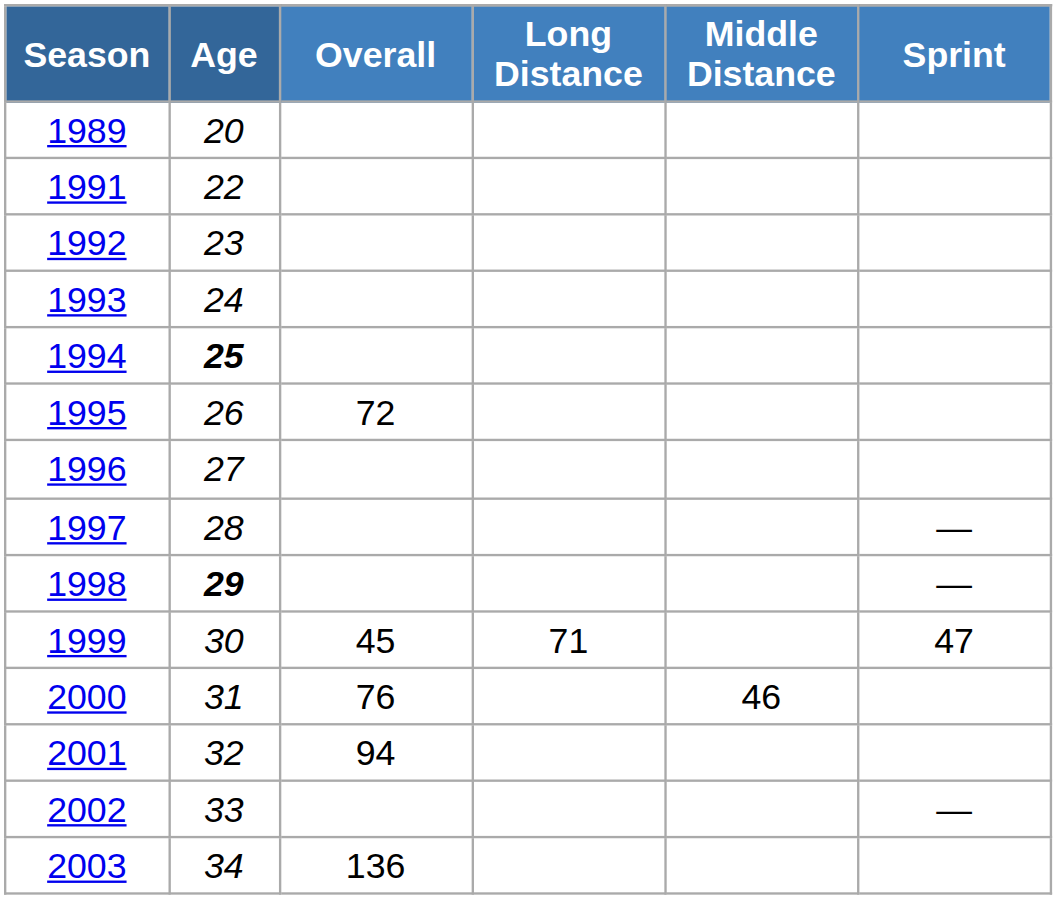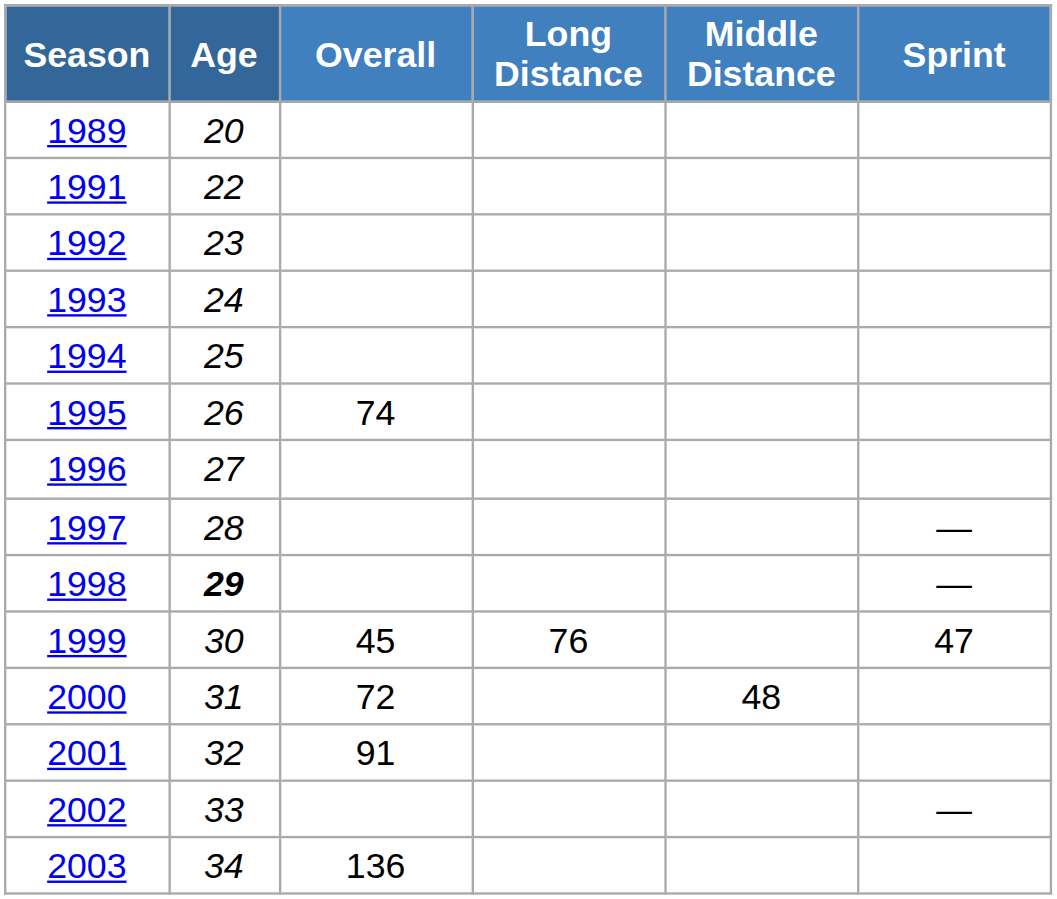(224, 356) bold -> (224, 356) normal
(376, 413) 72 -> (376, 413) 74
(568, 639) 71 -> (568, 639) 76
(376, 696) 76 -> (376, 696) 72
(761, 696) 46 -> (761, 696) 48
(376, 752) 94 -> (376, 752) 91
